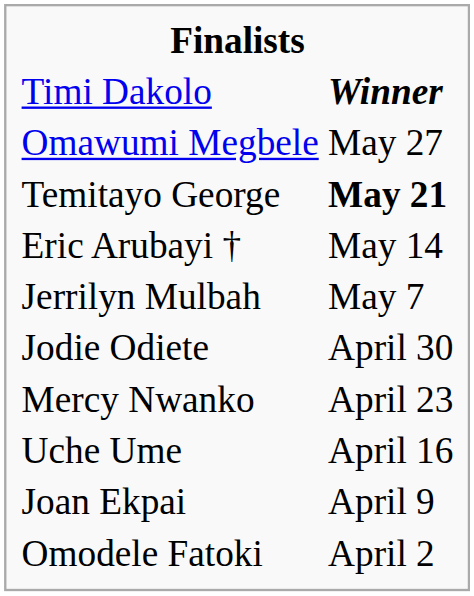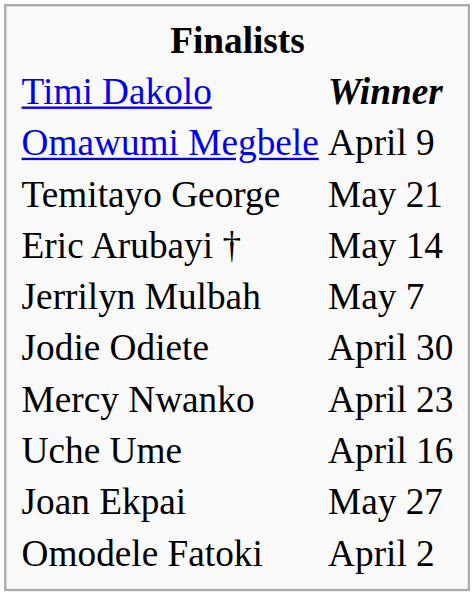(386, 143) May 27 -> (381, 143) April 9
(388, 194) bold -> (386, 194) normal
(381, 502) April 9 -> (386, 502) May 27
